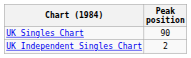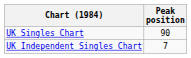(165, 46) 2 -> (165, 46) 7
